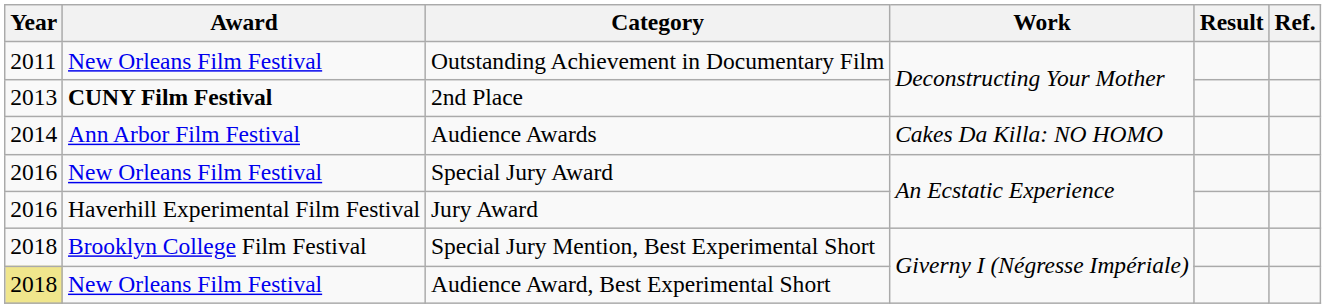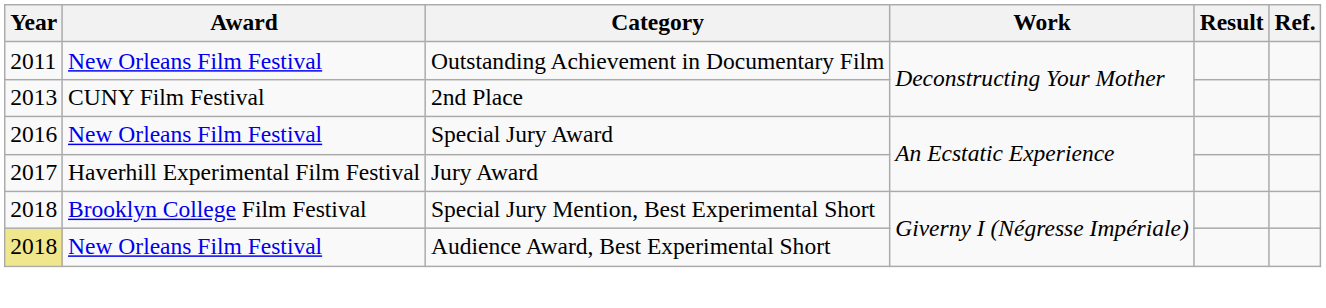(170, 97) bold -> (166, 97) normal
- row: (514, 135)
(34, 209) 2016 -> (34, 172) 2017
